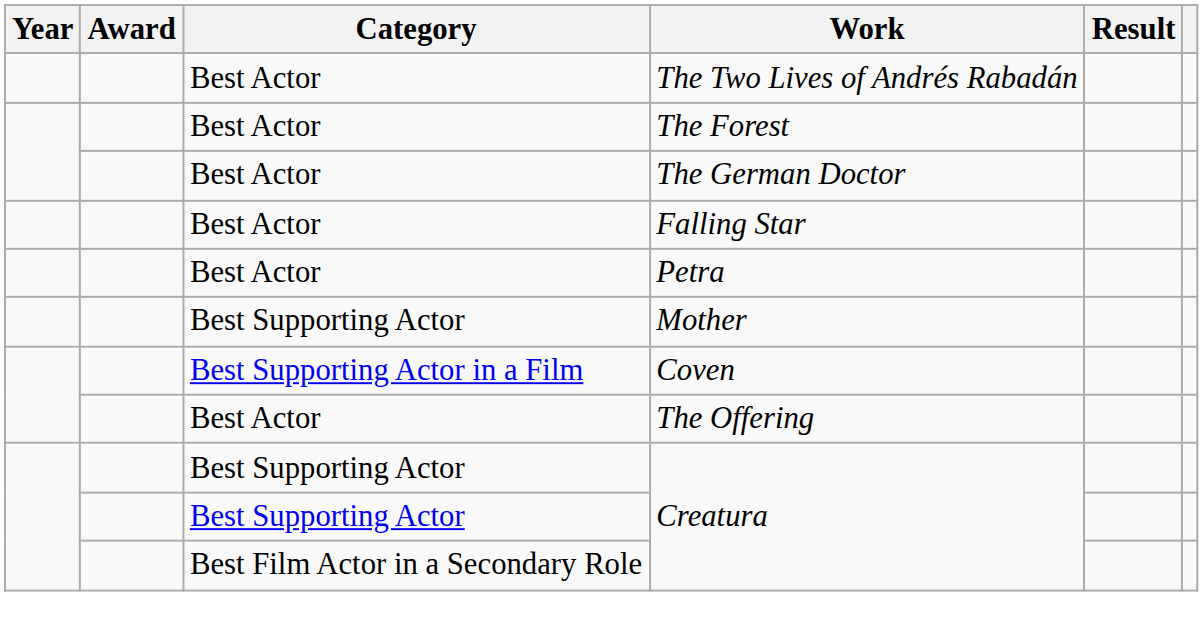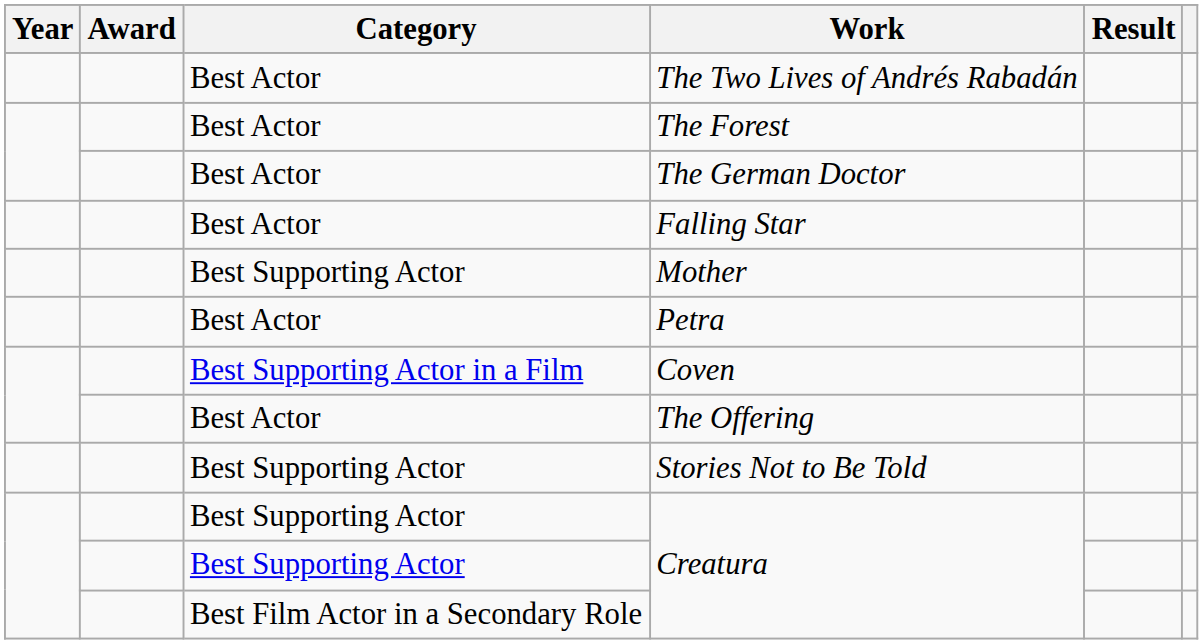rows swapped: (255, 272) <-> (327, 321)
+ row: (327, 467)
